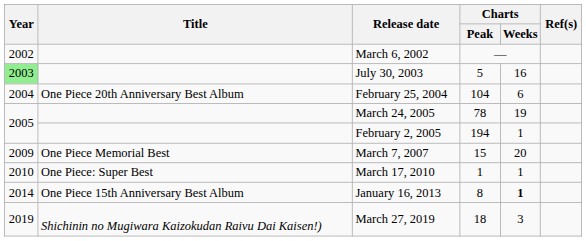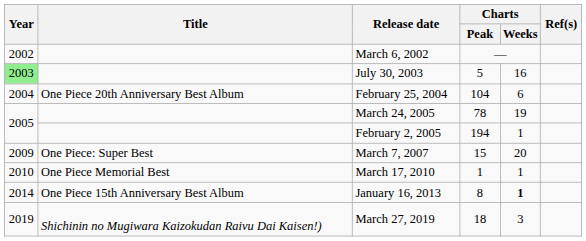(105, 152) One Piece Memorial Best -> (97, 152) One Piece: Super Best
(97, 172) One Piece: Super Best -> (105, 172) One Piece Memorial Best
